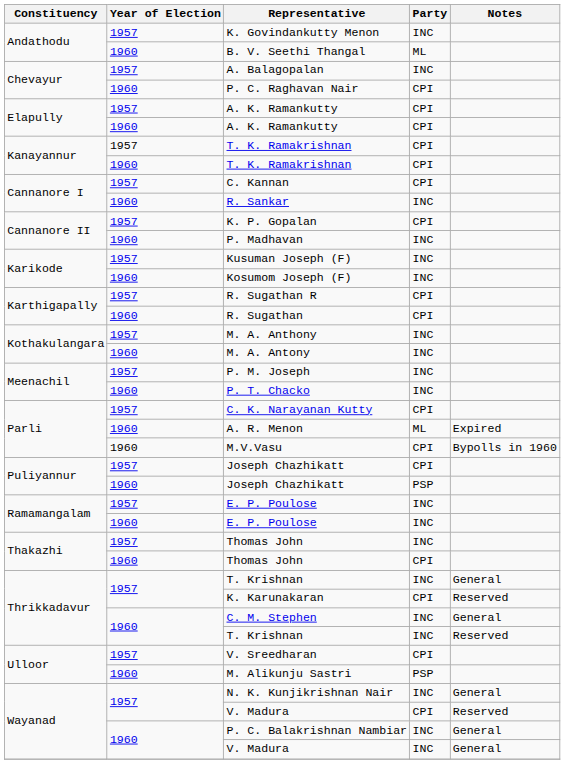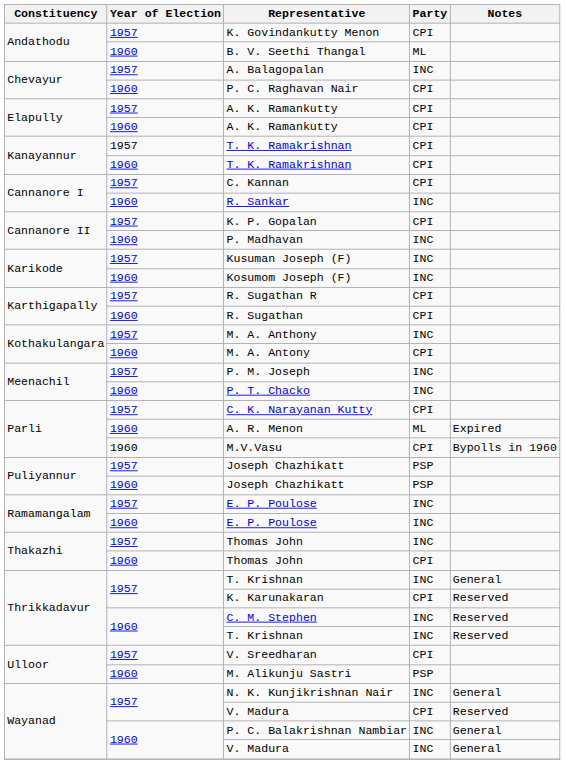(423, 33) INC -> (423, 33) CPI
(423, 353) INC -> (423, 353) CPI
(423, 466) CPI -> (423, 466) PSP
(477, 617) General -> (481, 617) Reserved
